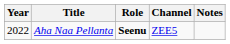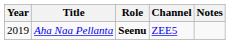(18, 30) 2022 -> (18, 30) 2019
